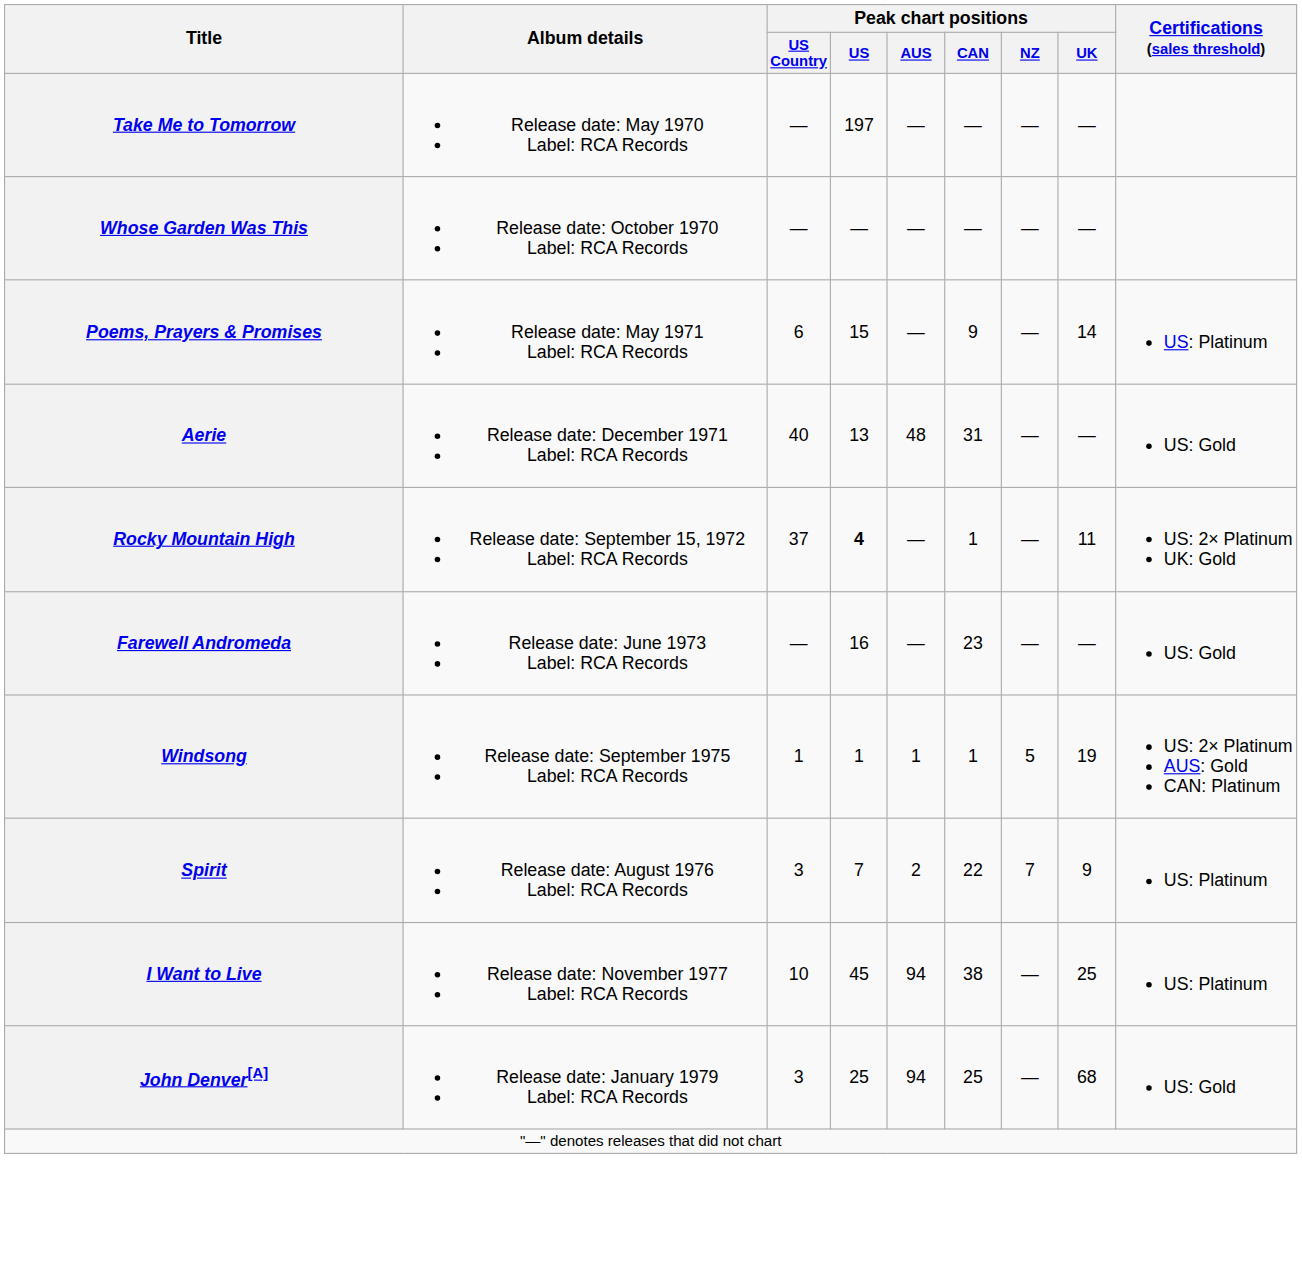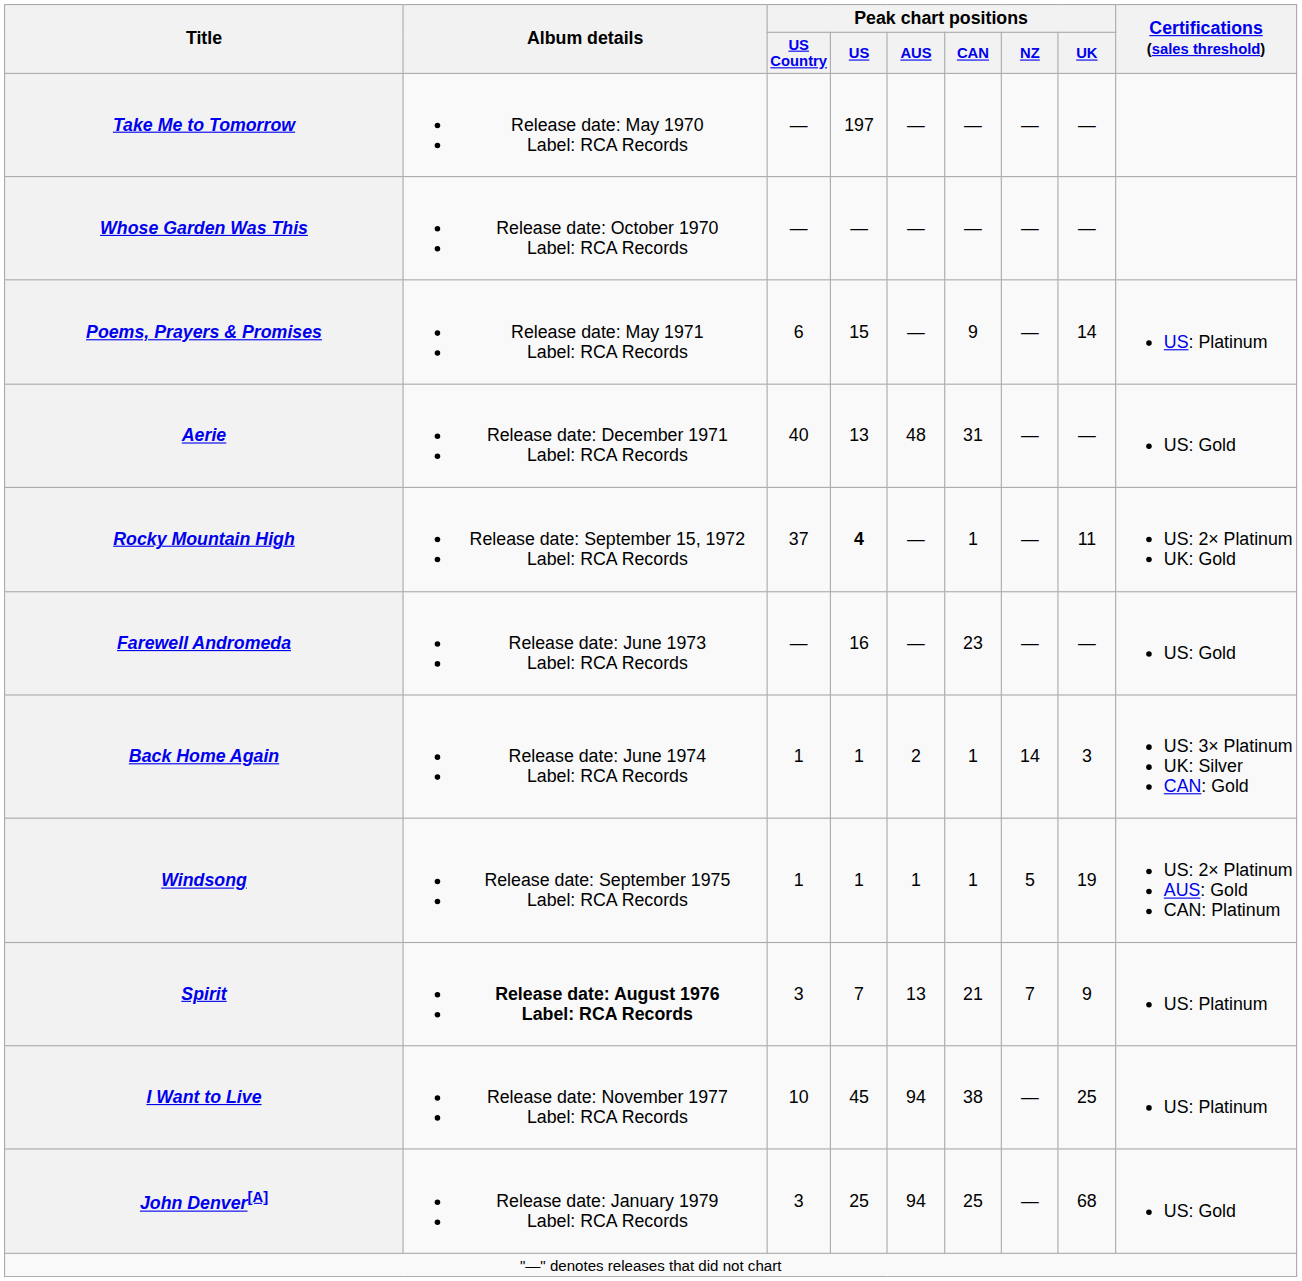+ row: (204, 756)
(585, 880) normal -> (585, 1004) bold
(916, 870) 2 -> (916, 993) 13
(973, 870) 22 -> (973, 993) 21
